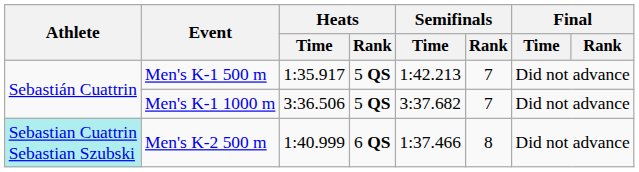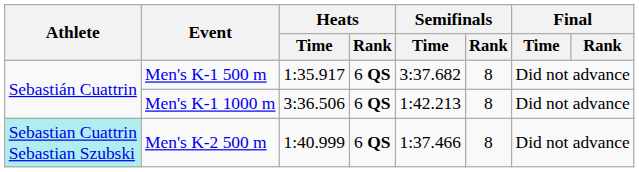(372, 75) 5 QS -> (372, 75) 6 QS
(430, 75) 1:42.213 -> (430, 75) 3:37.682
(488, 75) 7 -> (488, 75) 8
(372, 103) 5 QS -> (372, 103) 6 QS
(430, 103) 3:37.682 -> (430, 103) 1:42.213
(488, 103) 7 -> (488, 103) 8
